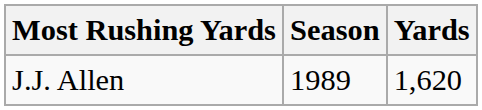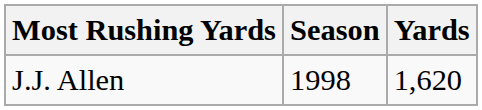(320, 79) 1989 -> (320, 79) 1998
